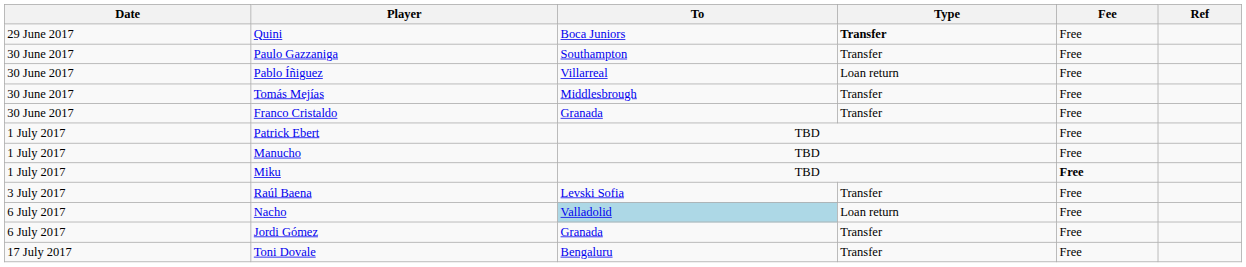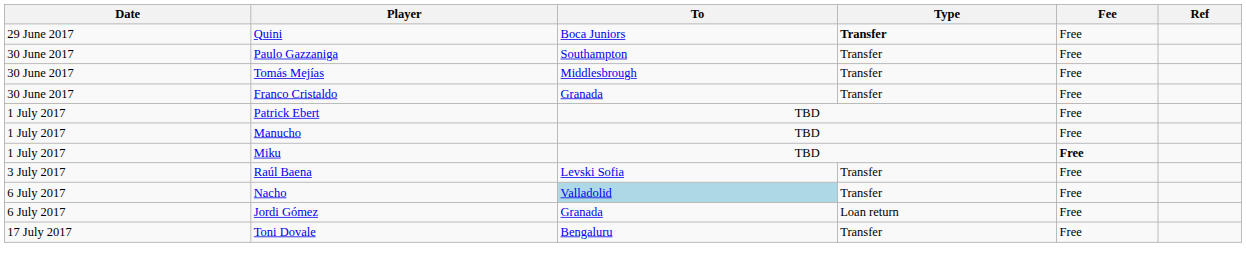- row: (288, 73)
(870, 212) Loan return -> (861, 192) Transfer
(861, 232) Transfer -> (870, 212) Loan return
